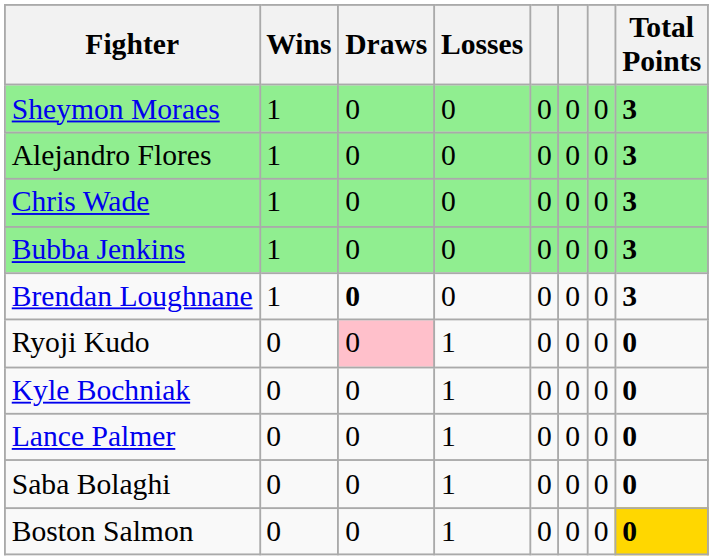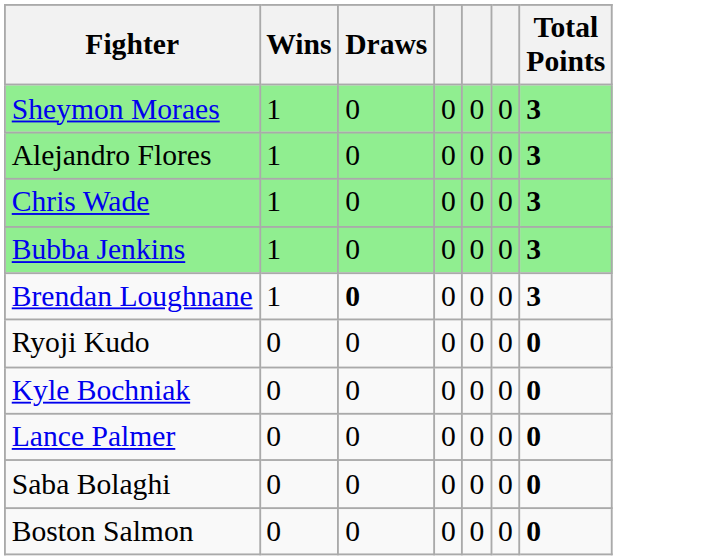- column: (482, 44)
(353, 342) pink background -> (353, 342) no background
(630, 530) gold background -> (534, 530) no background
